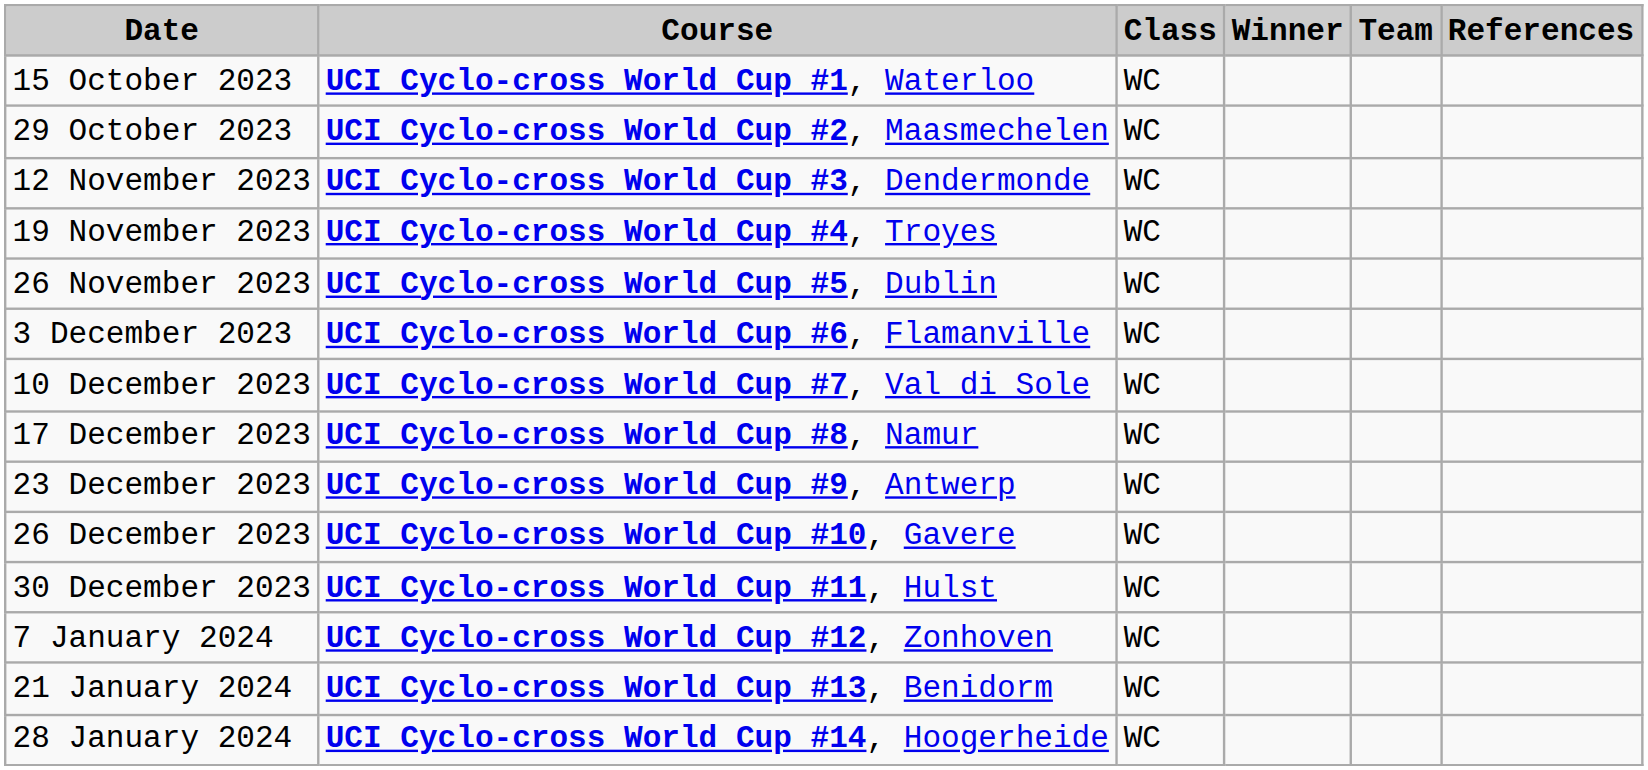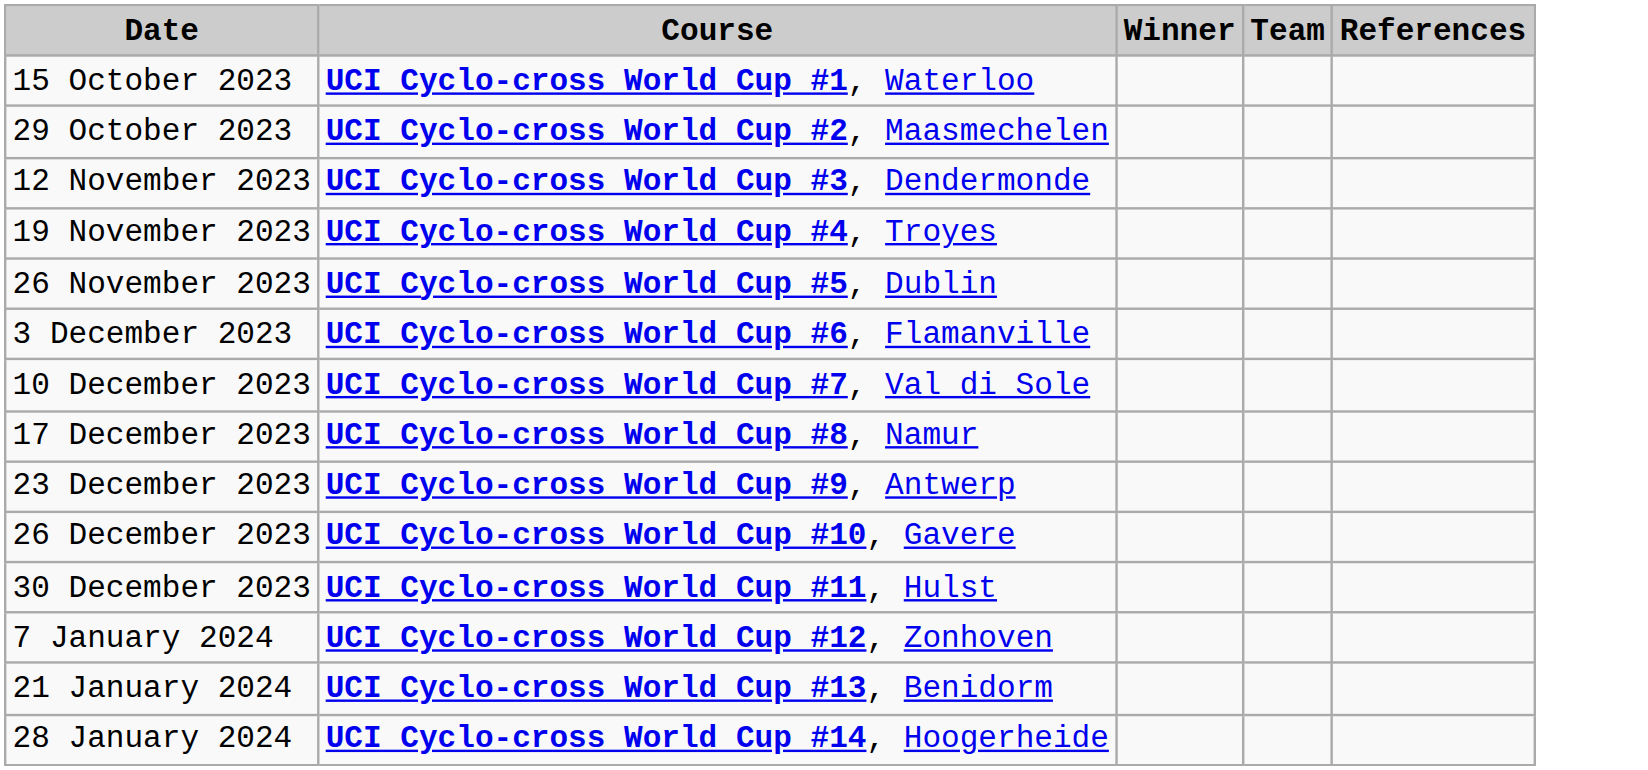- column: (1170, 31)
